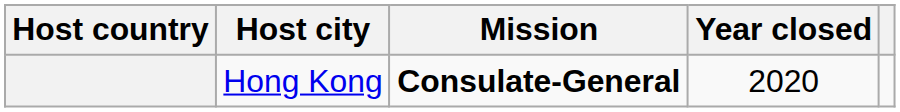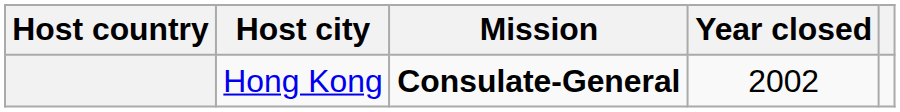(784, 80) 2020 -> (784, 80) 2002
